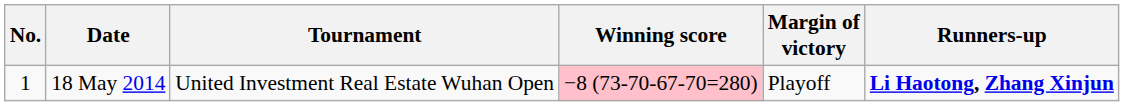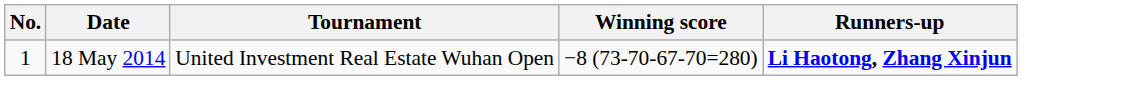- column: (814, 35)
(661, 83) pink background -> (661, 57) no background
